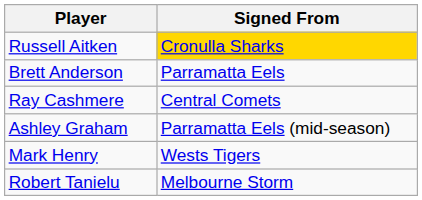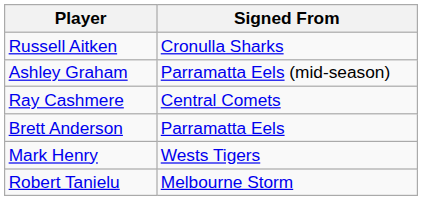(222, 46) gold background -> (222, 46) no background
rows swapped: (66, 73) <-> (68, 128)
